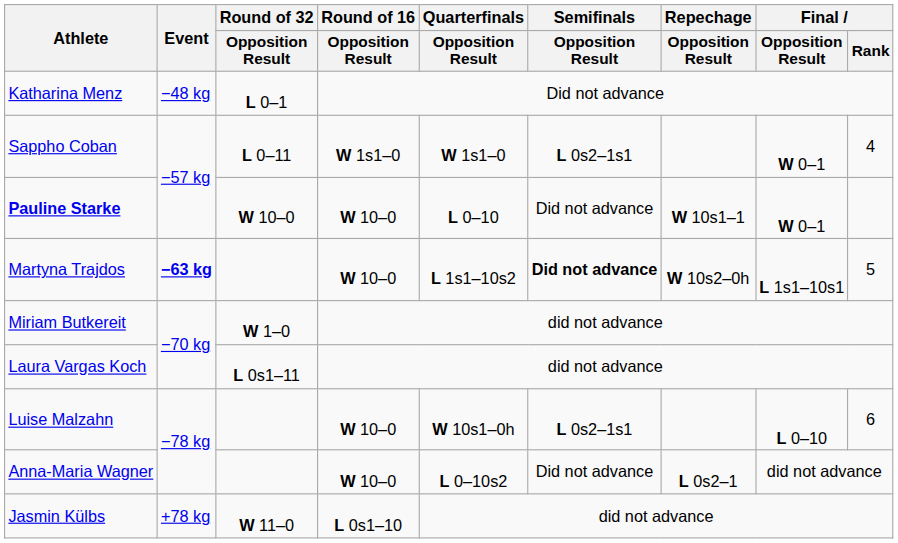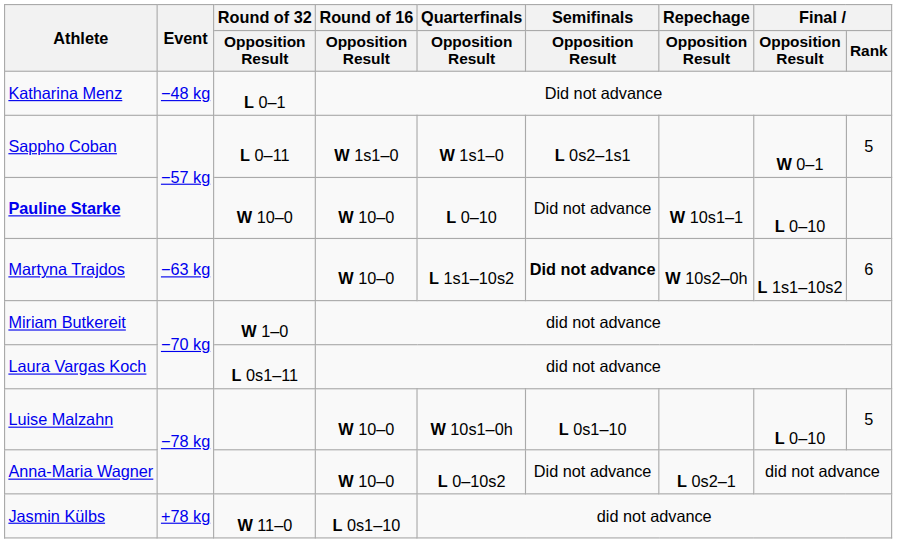(871, 147) 4 -> (869, 147) 5
(802, 227) W 0–1 -> (800, 227) L 0–10
(186, 270) bold -> (186, 270) normal
(802, 288) L 1s1–10s1 -> (800, 288) L 1s1–10s2
(871, 270) 5 -> (869, 270) 6
(594, 429) L 0s2–1s1 -> (593, 429) L 0s1–10
(871, 420) 6 -> (869, 420) 5
